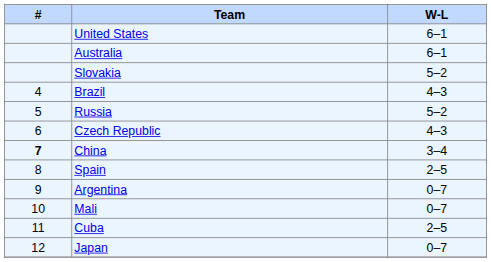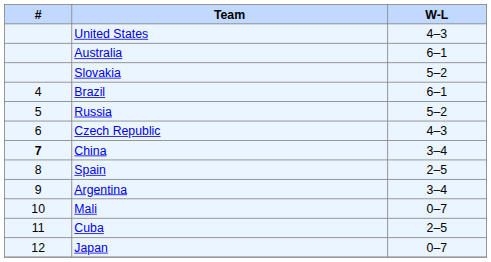(437, 34) 6–1 -> (437, 34) 4–3
(437, 92) 4–3 -> (437, 92) 6–1
(437, 189) 0–7 -> (437, 189) 3–4
